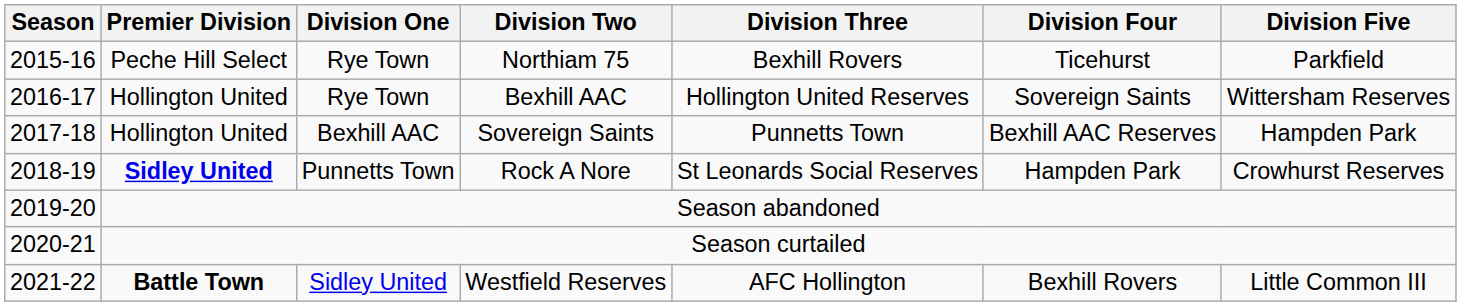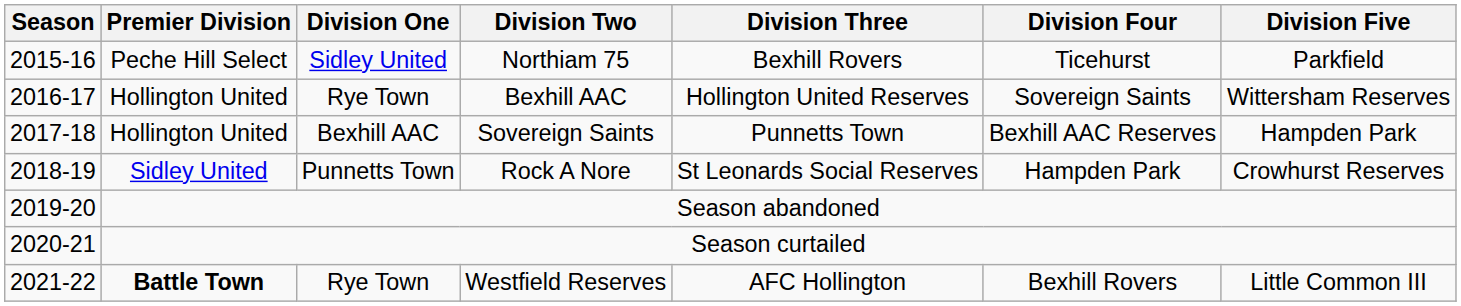(378, 60) Rye Town -> (378, 60) Sidley United
(199, 171) bold -> (199, 171) normal
(378, 282) Sidley United -> (378, 282) Rye Town
